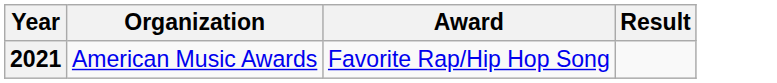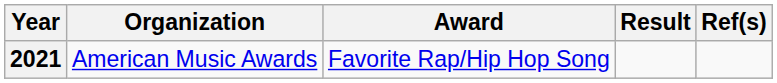+ column: (734, 22)
